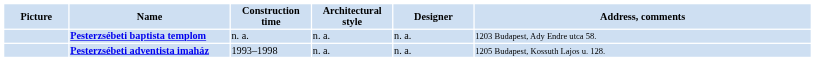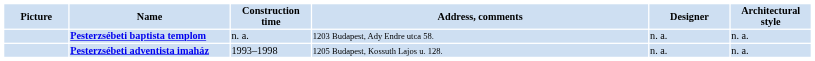columns swapped: (352, 16) <-> (643, 16)
